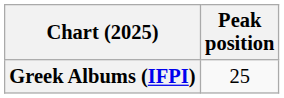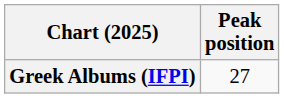(240, 76) 25 -> (240, 76) 27
